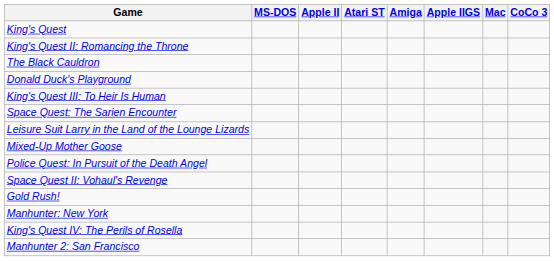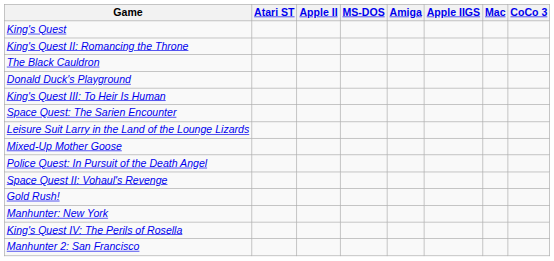columns swapped: (275, 12) <-> (364, 12)
